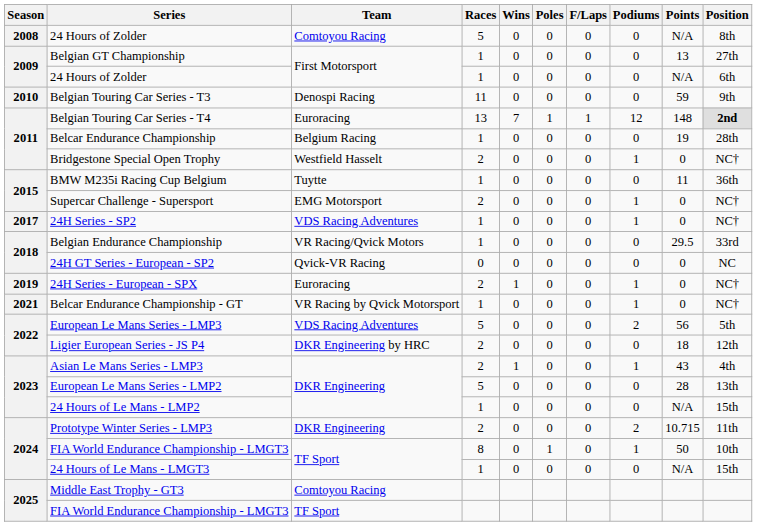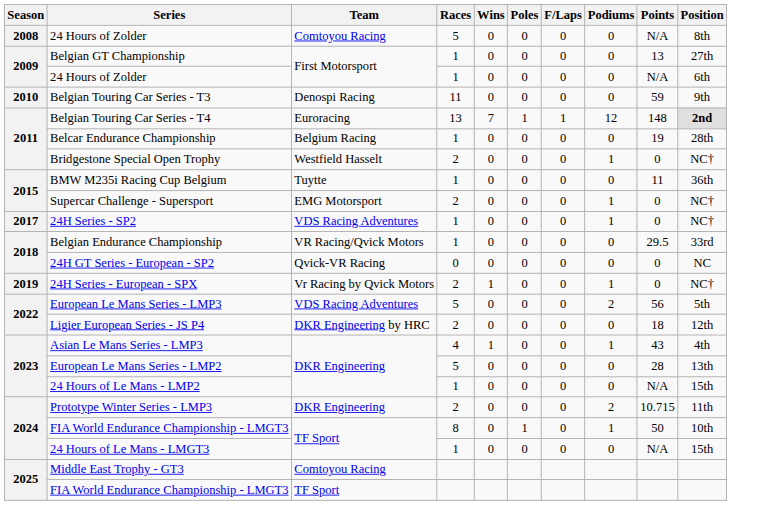(322, 283) Euroracing -> (364, 283) Vr Racing by Qvick Motors
- row: (26, 304)
(481, 366) 2 -> (456, 345) 4
